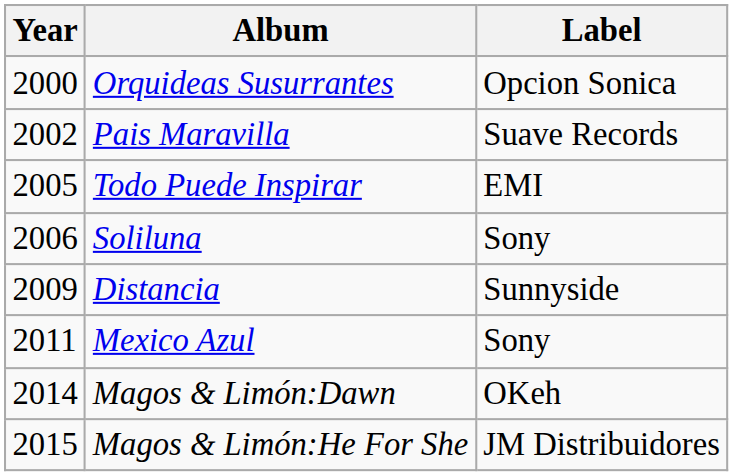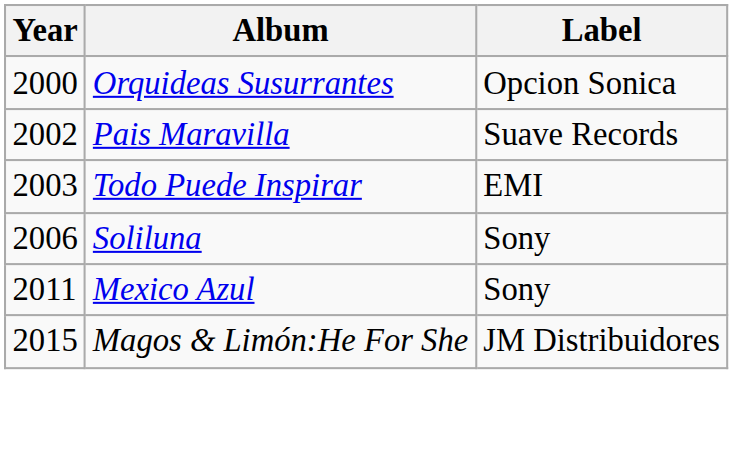(45, 185) 2005 -> (45, 185) 2003
- row: (156, 289)
- row: (244, 392)
